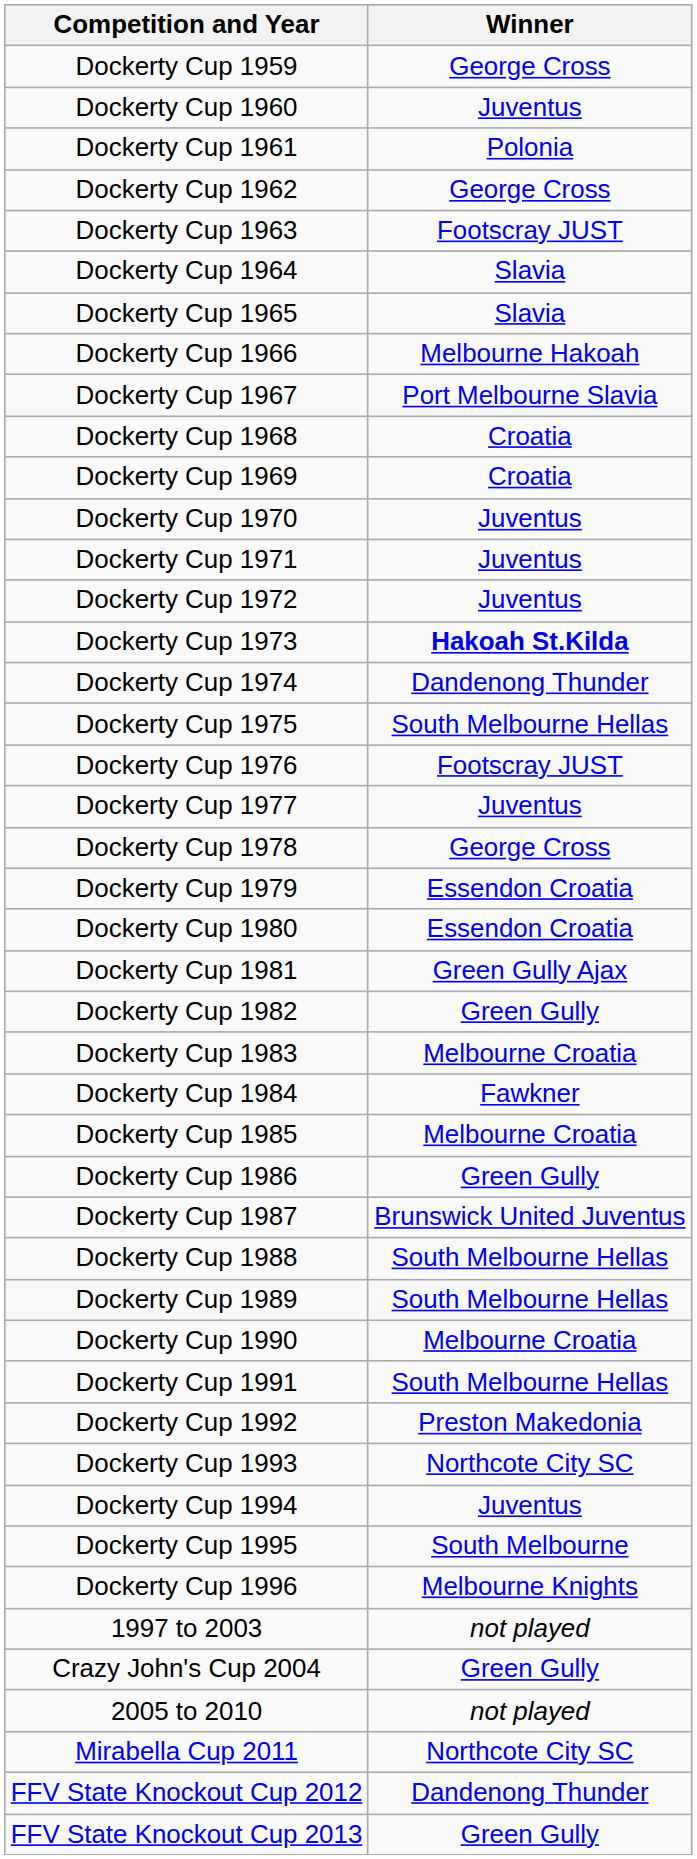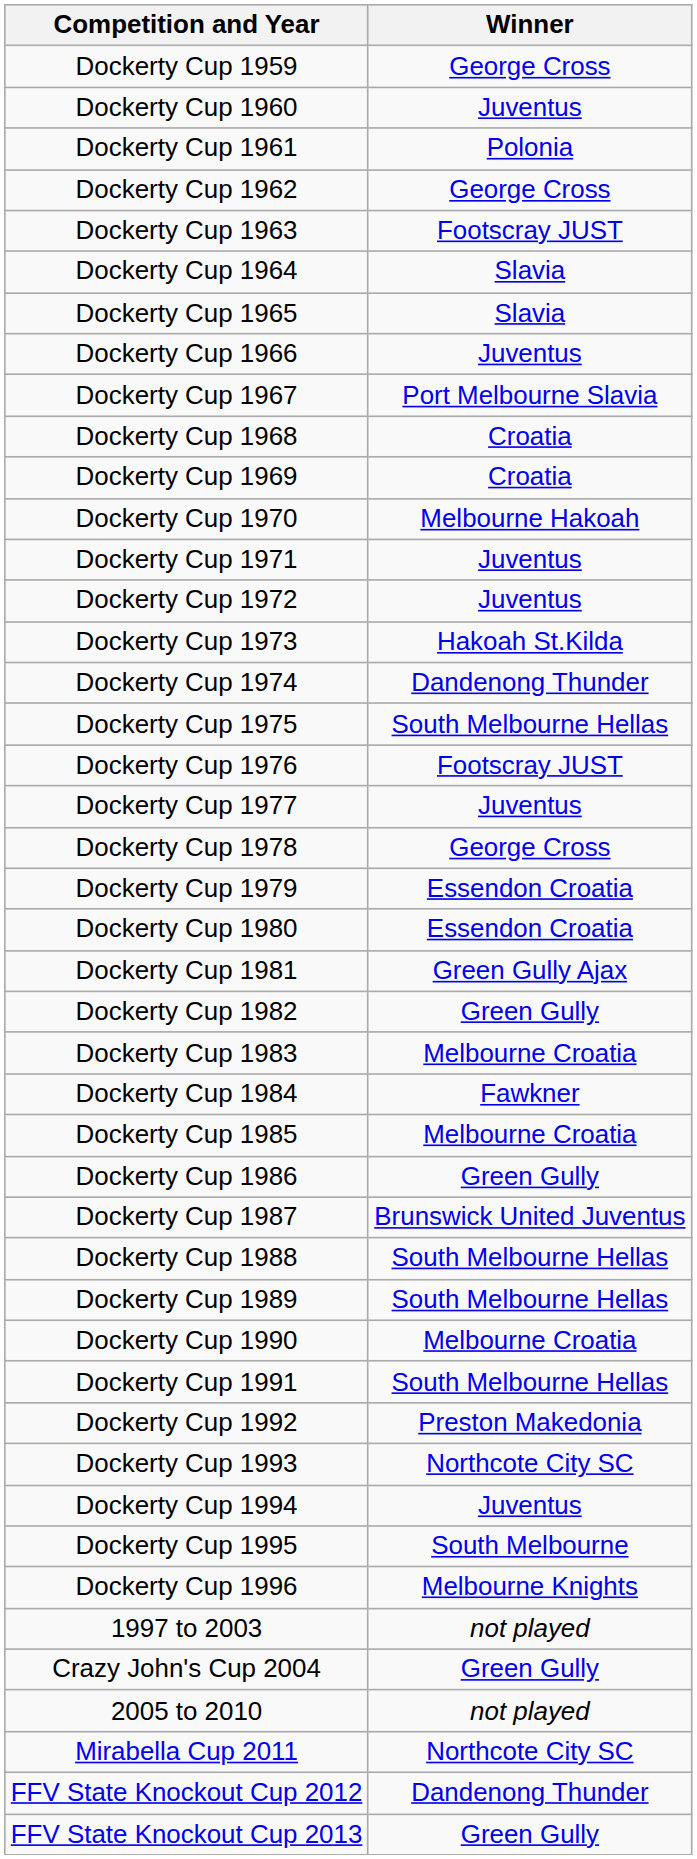(530, 353) Melbourne Hakoah -> (530, 353) Juventus
(530, 518) Juventus -> (530, 518) Melbourne Hakoah
(530, 641) bold -> (530, 641) normal
